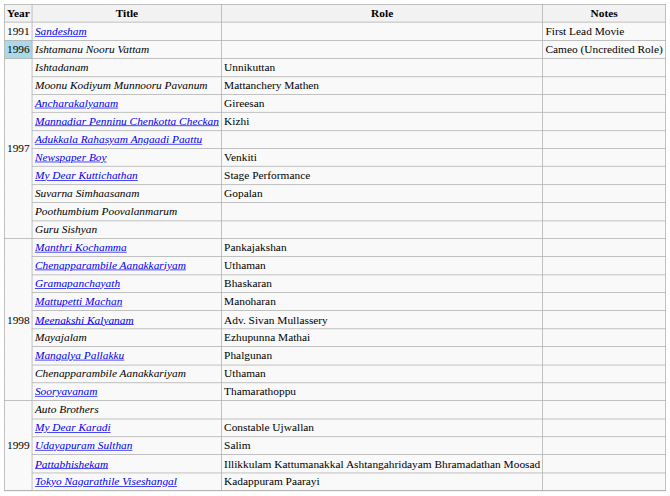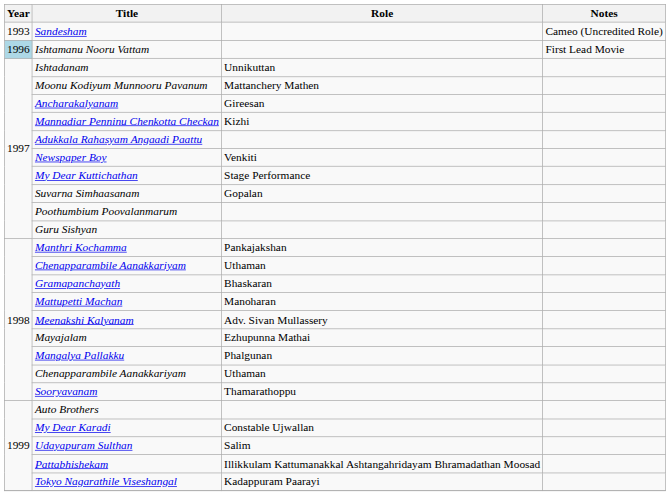(18, 31) 1991 -> (18, 31) 1993
(585, 31) First Lead Movie -> (604, 31) Cameo (Uncredited Role)
(604, 49) Cameo (Uncredited Role) -> (585, 49) First Lead Movie
